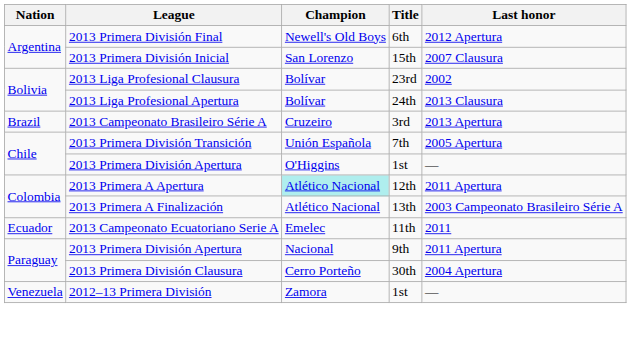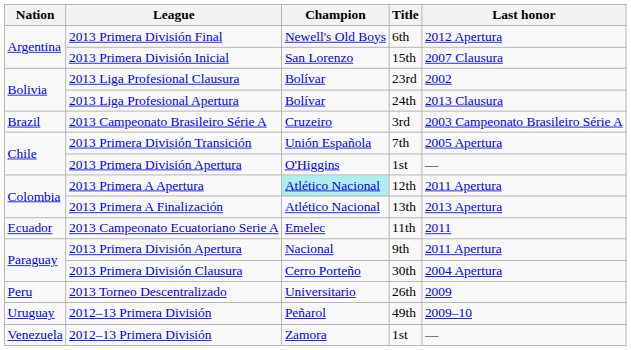(464, 121) 2013 Apertura -> (524, 121) 2003 Campeonato Brasileiro Série A
(524, 206) 2003 Campeonato Brasileiro Série A -> (464, 206) 2013 Apertura
+ row: (148, 292)
+ row: (140, 313)
